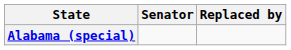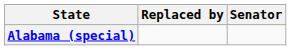columns swapped: (167, 15) <-> (241, 15)
